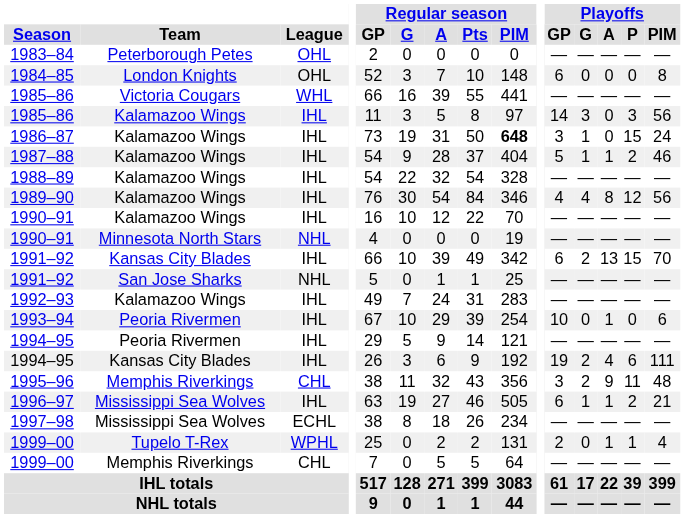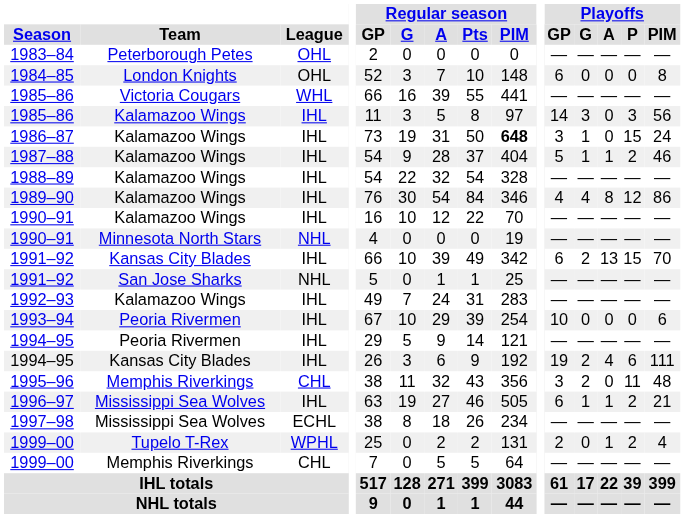(662, 197) 56 -> (662, 197) 86
(609, 320) 1 -> (609, 320) 0
(609, 381) 9 -> (609, 381) 0
(632, 442) 1 -> (632, 442) 2
